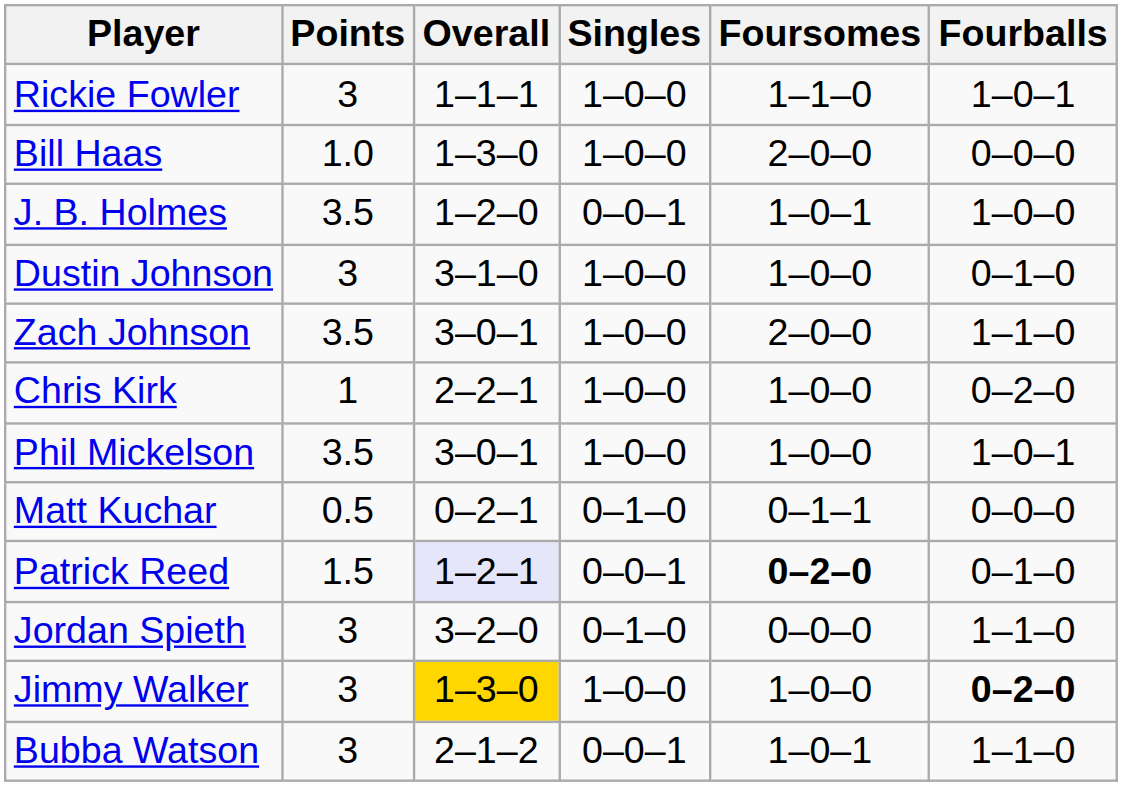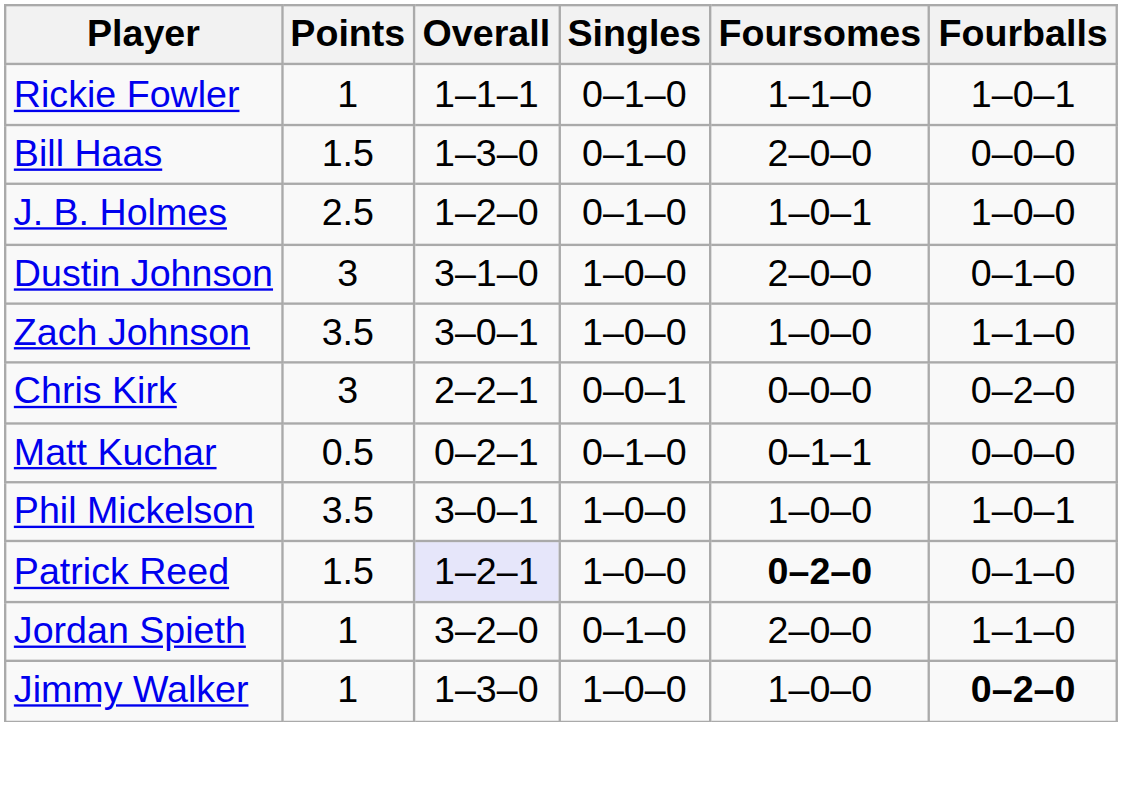(348, 93) 3 -> (348, 93) 1
(634, 93) 1–0–0 -> (634, 93) 0–1–0
(348, 153) 1.0 -> (348, 153) 1.5
(634, 153) 1–0–0 -> (634, 153) 0–1–0
(348, 213) 3.5 -> (348, 213) 2.5
(634, 213) 0–0–1 -> (634, 213) 0–1–0
(820, 272) 1–0–0 -> (820, 272) 2–0–0
(820, 332) 2–0–0 -> (820, 332) 1–0–0
(348, 392) 1 -> (348, 392) 3
(634, 392) 1–0–0 -> (634, 392) 0–0–1
(820, 392) 1–0–0 -> (820, 392) 0–0–0
rows swapped: (115, 511) <-> (134, 451)
(634, 570) 0–0–1 -> (634, 570) 1–0–0
(348, 630) 3 -> (348, 630) 1
(820, 630) 0–0–0 -> (820, 630) 2–0–0
(348, 690) 3 -> (348, 690) 1
(486, 690) gold background -> (486, 690) no background
- row: (136, 749)
